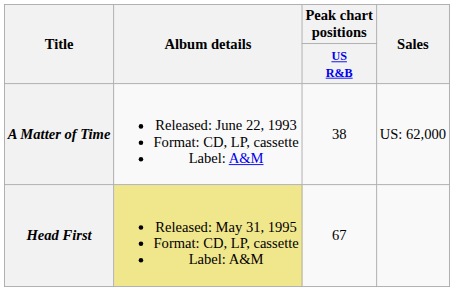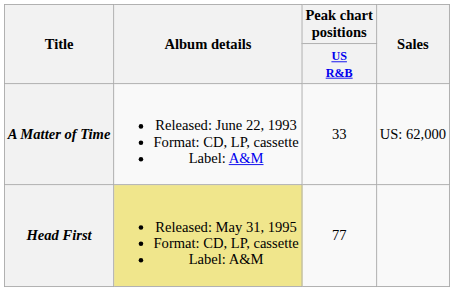(339, 134) 38 -> (339, 134) 33
(339, 235) 67 -> (339, 235) 77
